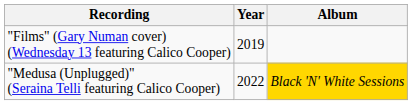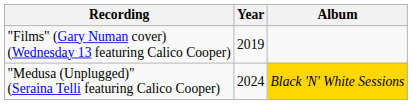(251, 81) 2022 -> (251, 81) 2024
